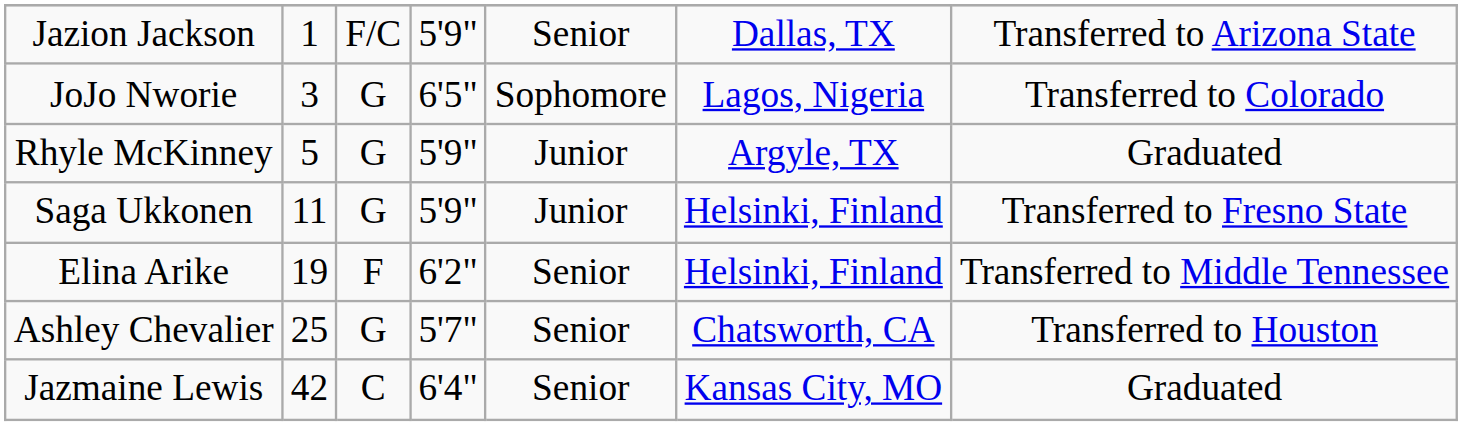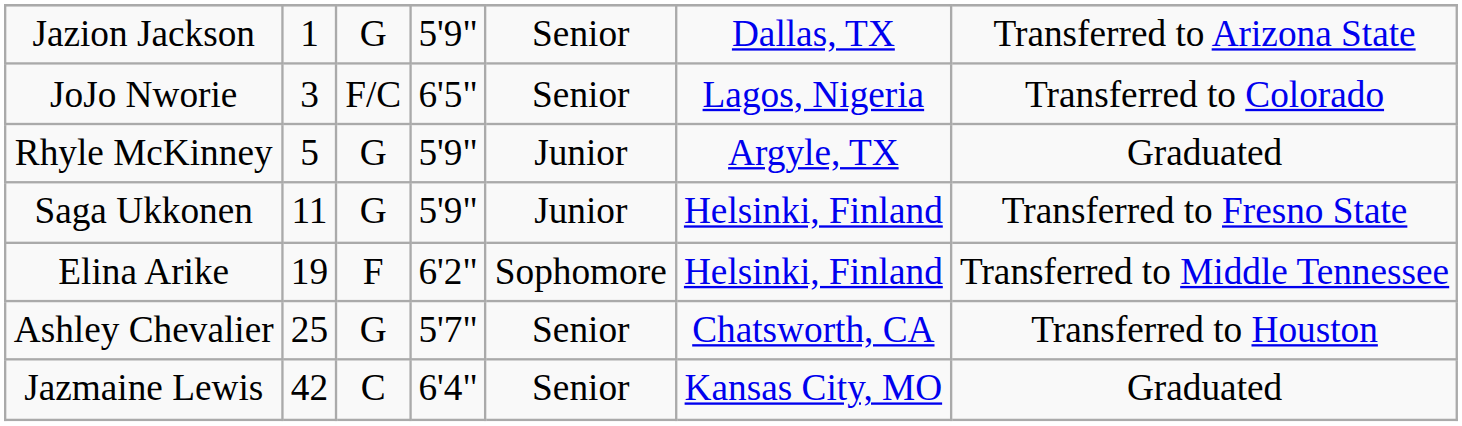(373, 34) F/C -> (373, 34) G
(373, 93) G -> (373, 93) F/C
(581, 93) Sophomore -> (581, 93) Senior
(581, 270) Senior -> (581, 270) Sophomore
